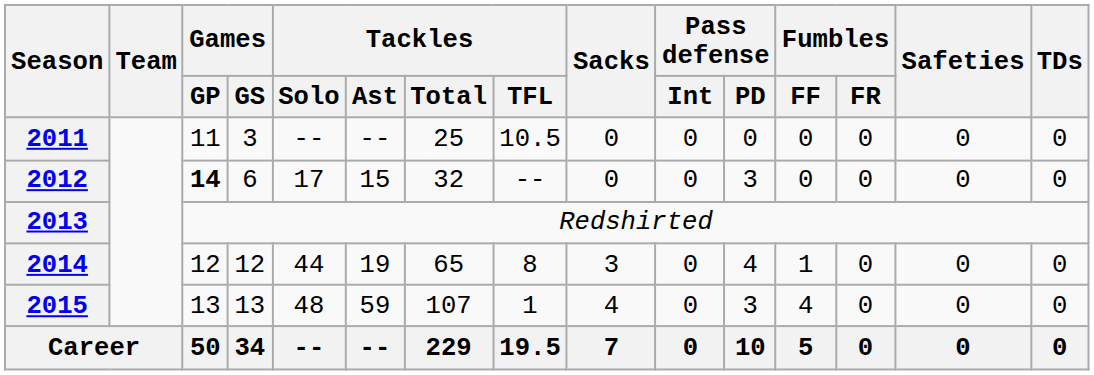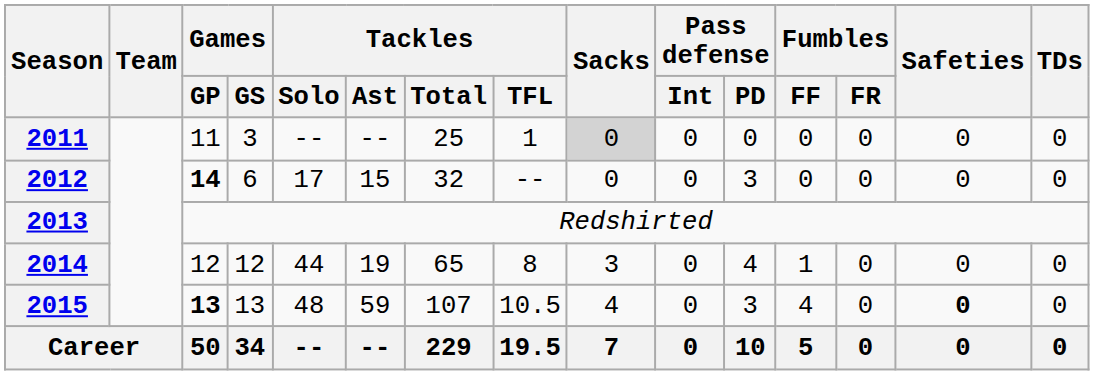(530, 139) 10.5 -> (530, 139) 1
(611, 139) no background -> (611, 139) lightgrey background
(205, 306) normal -> (205, 306) bold
(530, 306) 1 -> (530, 306) 10.5
(963, 306) normal -> (963, 306) bold
